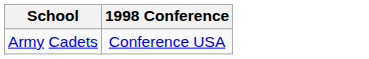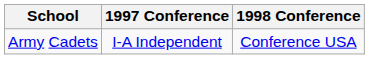+ column: (167, 16)
